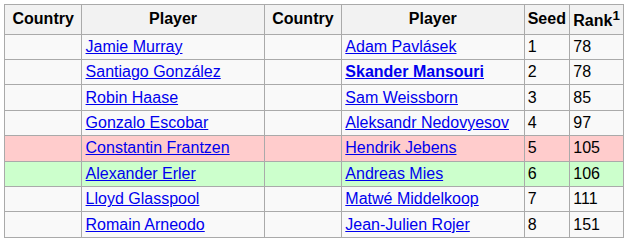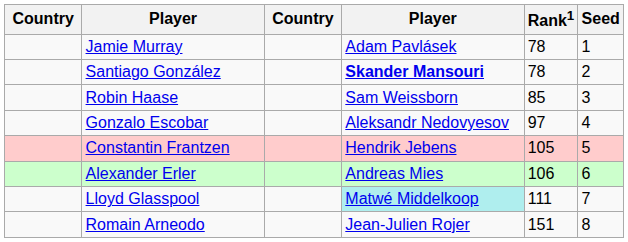columns swapped: (597, 19) <-> (547, 19)
(412, 199) no background -> (412, 199) paleturquoise background
